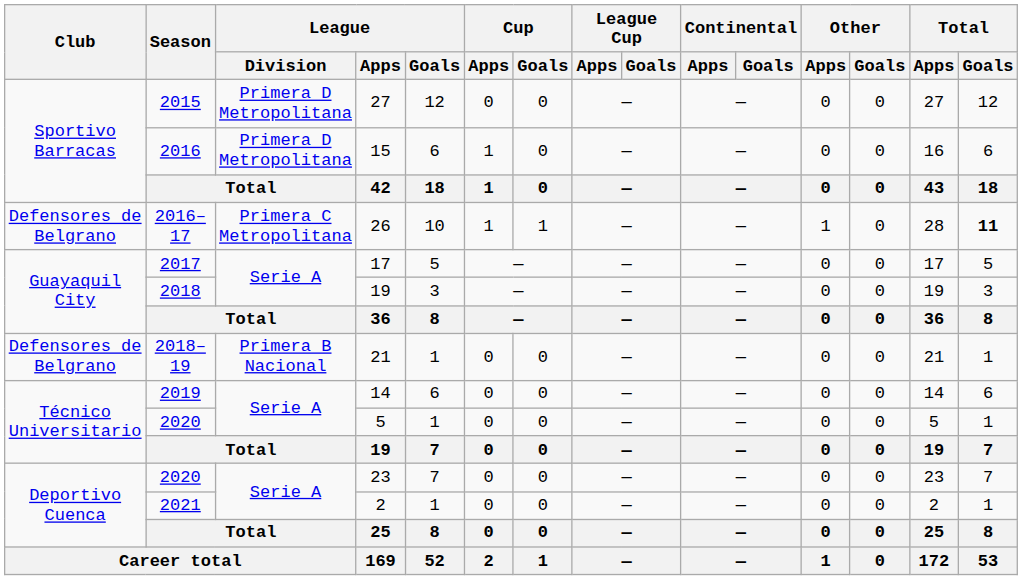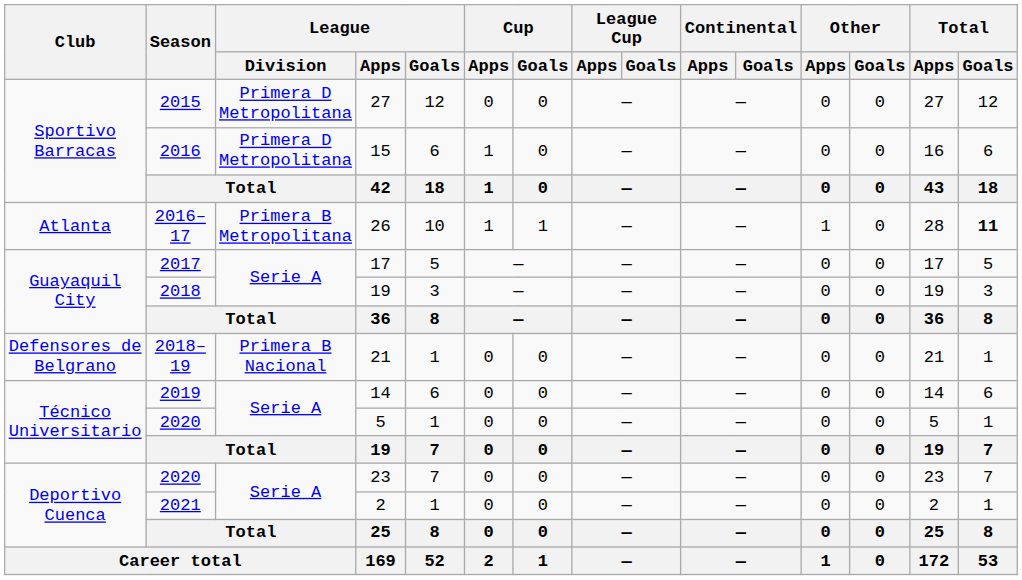(75, 226) Defensores de Belgrano -> (75, 226) Atlanta
(286, 226) Primera C Metropolitana -> (286, 226) Primera B Metropolitana
